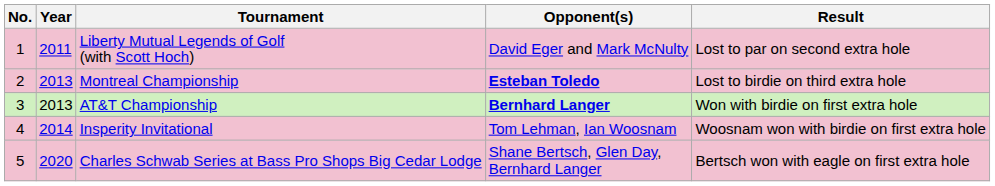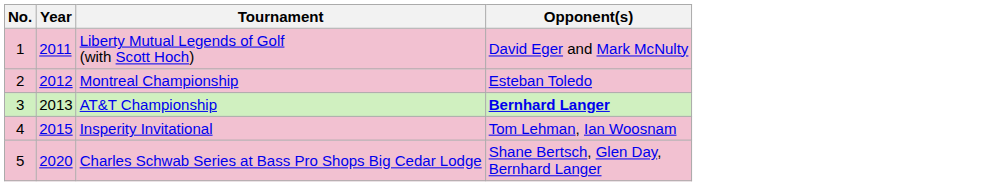- column: (841, 17)
(56, 81) 2013 -> (56, 81) 2012
(544, 81) bold -> (540, 81) normal
(56, 129) 2014 -> (56, 129) 2015
